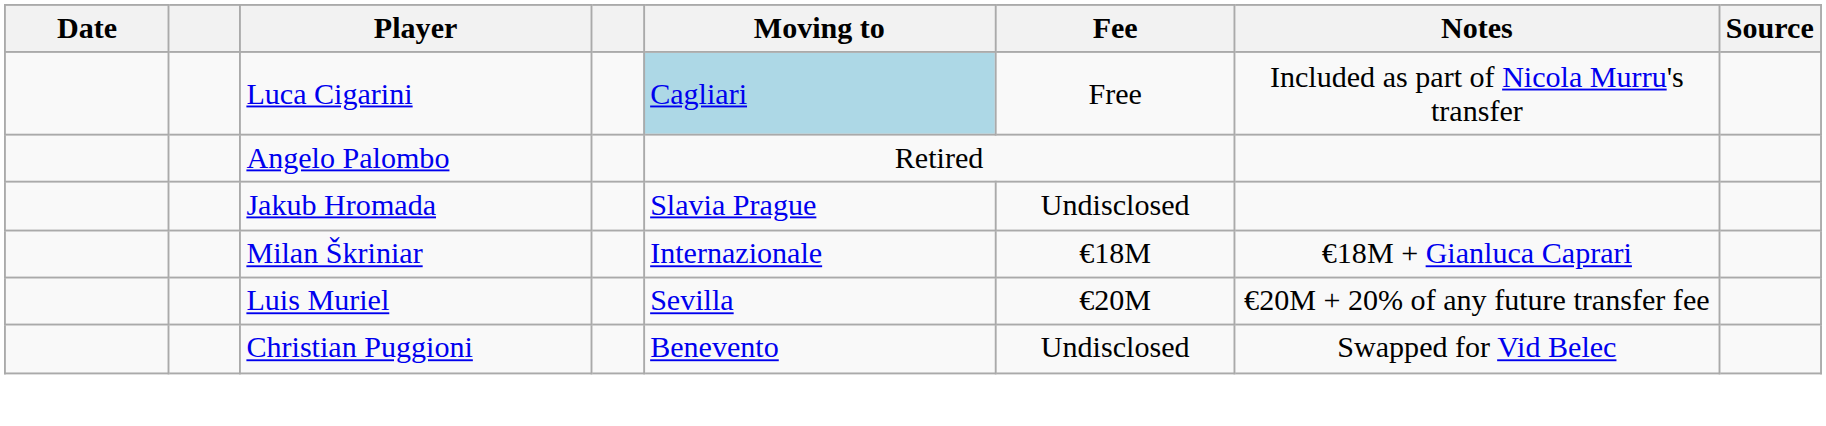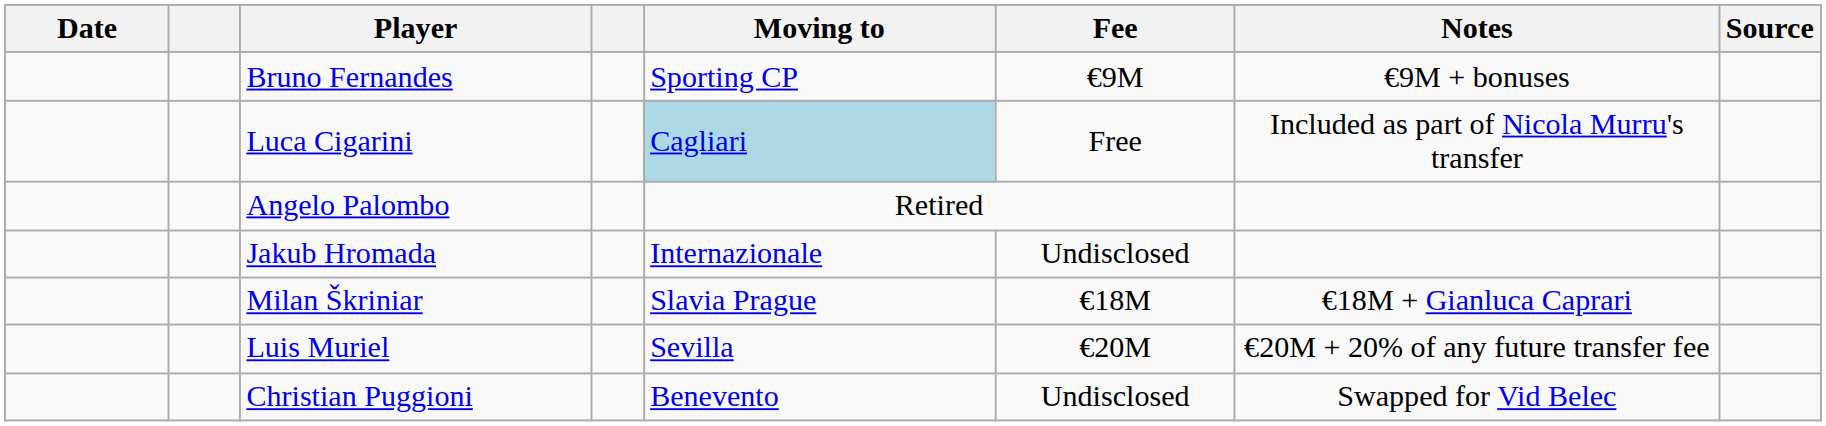+ row: (350, 76)
(733, 205) Slavia Prague -> (736, 253) Internazionale
(736, 253) Internazionale -> (733, 300) Slavia Prague
